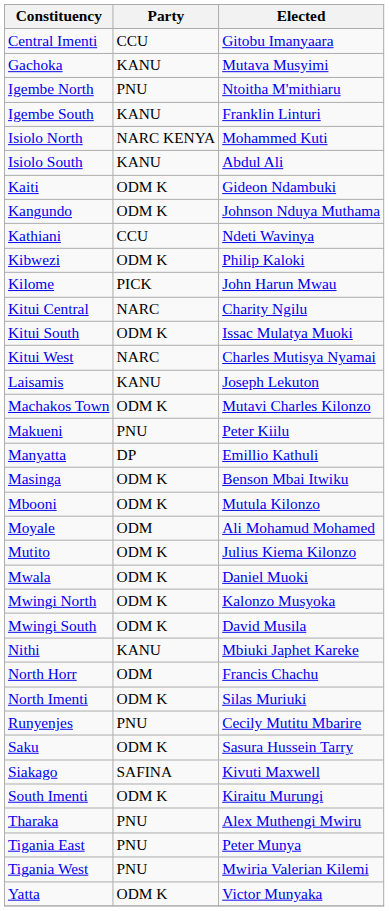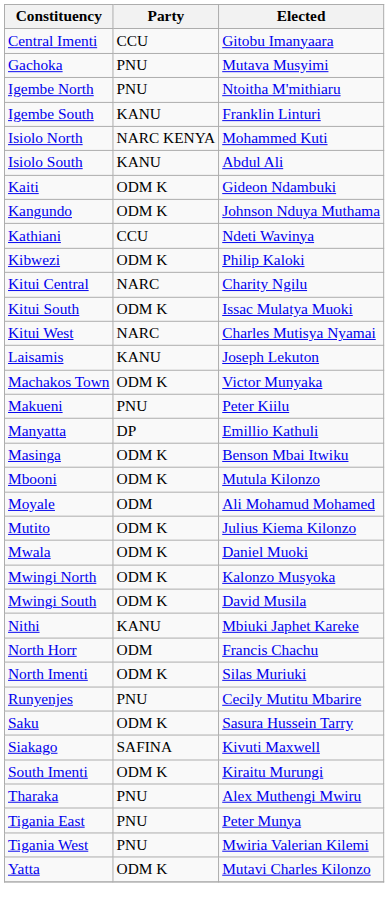(139, 65) KANU -> (132, 65) PNU
- row: (31, 284)
(296, 406) Mutavi Charles Kilonzo -> (272, 382) Victor Munyaka
(272, 893) Victor Munyaka -> (296, 869) Mutavi Charles Kilonzo
